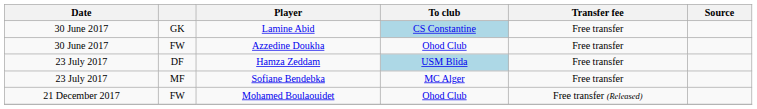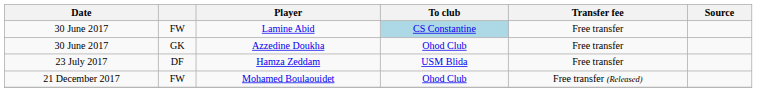(177, 28) GK -> (177, 28) FW
(177, 45) FW -> (177, 45) GK
(444, 62) lightblue background -> (444, 62) no background
- row: (288, 78)
